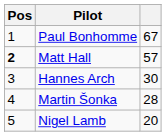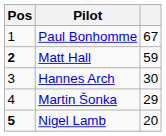(151, 58) 57 -> (151, 58) 59
(151, 100) 28 -> (151, 100) 29
(11, 121) normal -> (11, 121) bold
